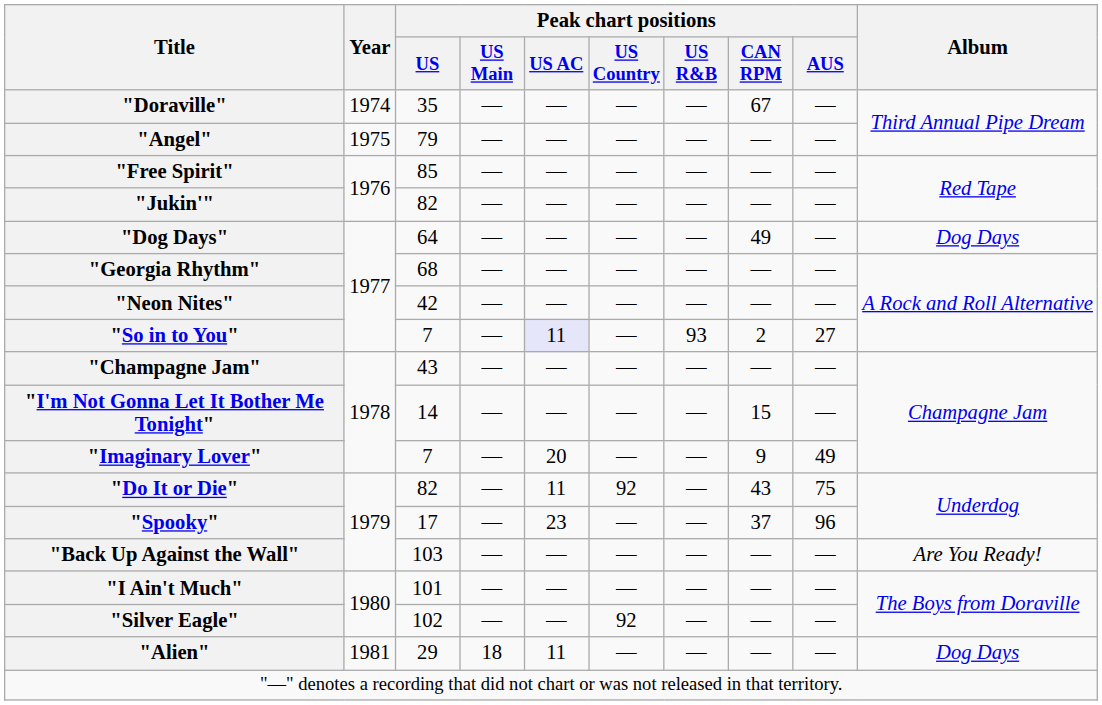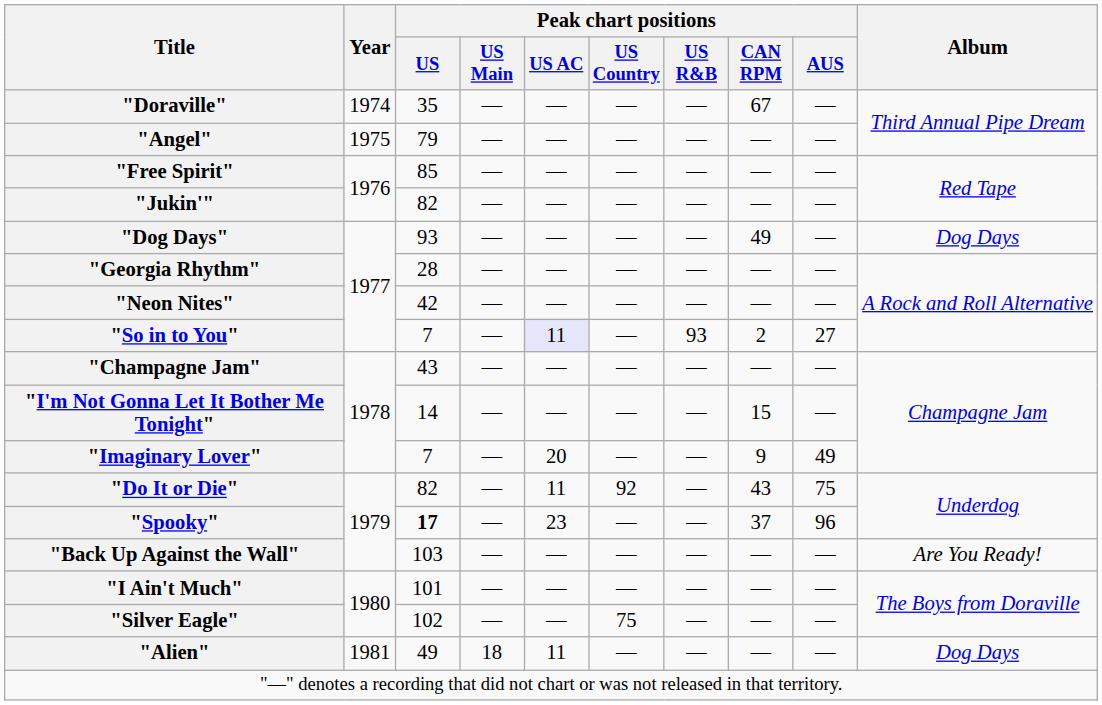(427, 237) 64 -> (427, 237) 93
(427, 269) 68 -> (427, 269) 28
(427, 522) normal -> (427, 522) bold
(626, 620) 92 -> (626, 620) 75
(427, 653) 29 -> (427, 653) 49
